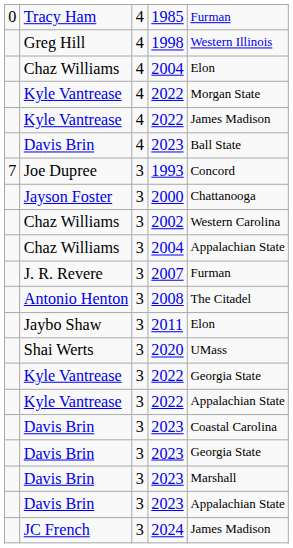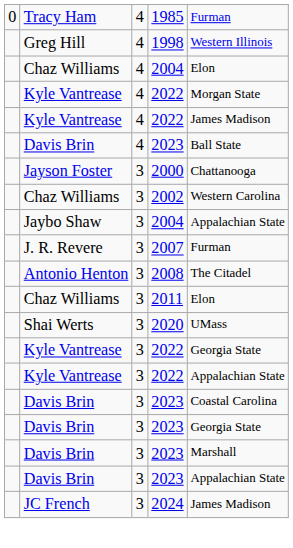- row: (140, 171)
(72, 247) Chaz Williams -> (63, 222) Jaybo Shaw
(63, 324) Jaybo Shaw -> (72, 299) Chaz Williams
